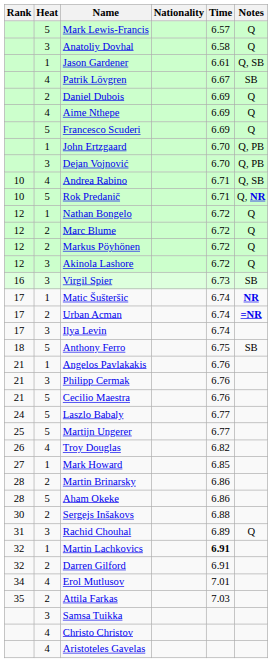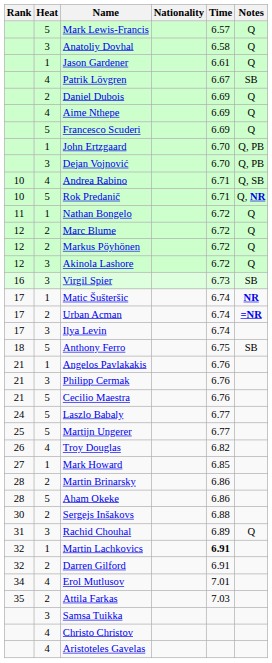(251, 63) Q, SB -> (251, 63) Q
(19, 213) 12 -> (19, 213) 11
